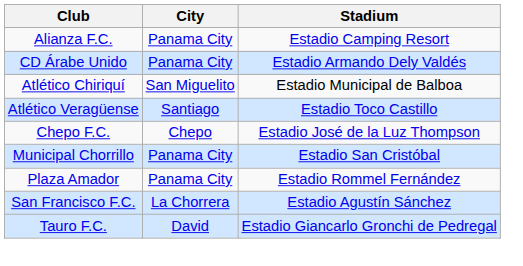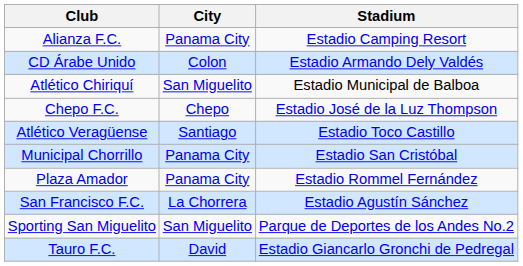(190, 62) Panama City -> (207, 62) Colon
rows swapped: (73, 109) <-> (73, 132)
+ row: (82, 226)
